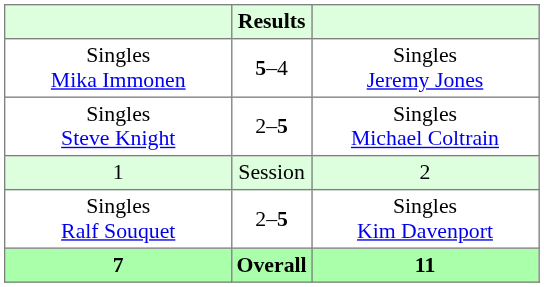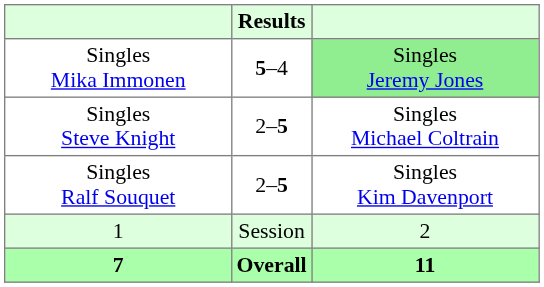(425, 67) no background -> (425, 67) lightgreen background
rows swapped: (118, 218) <-> (118, 172)
